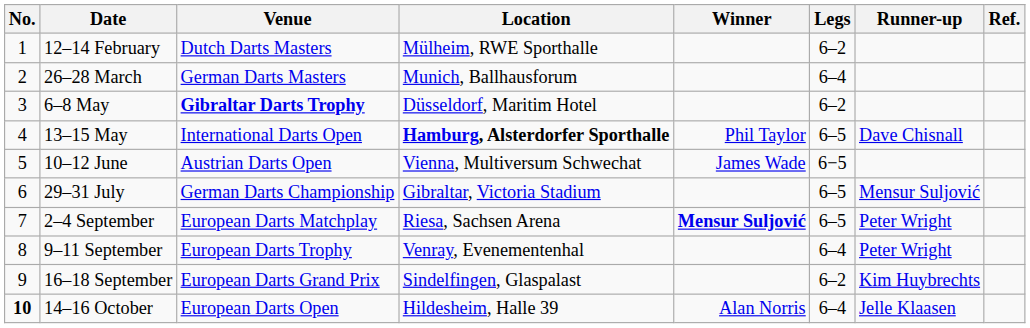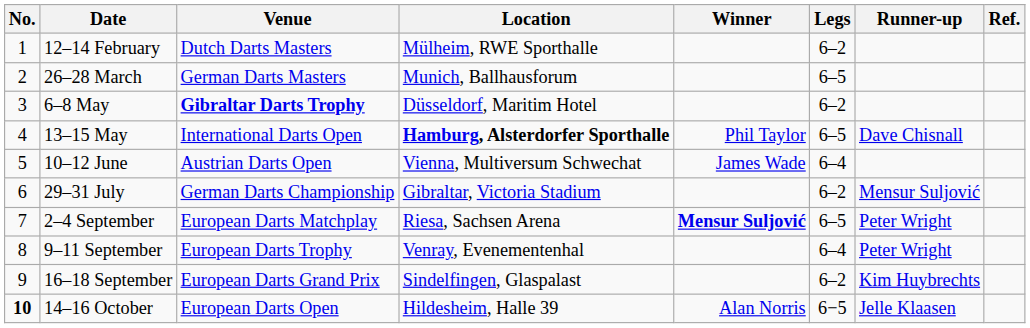(832, 76) 6–4 -> (832, 76) 6–5
(832, 163) 6−5 -> (832, 163) 6–4
(832, 192) 6–5 -> (832, 192) 6–2
(832, 308) 6–4 -> (832, 308) 6−5
